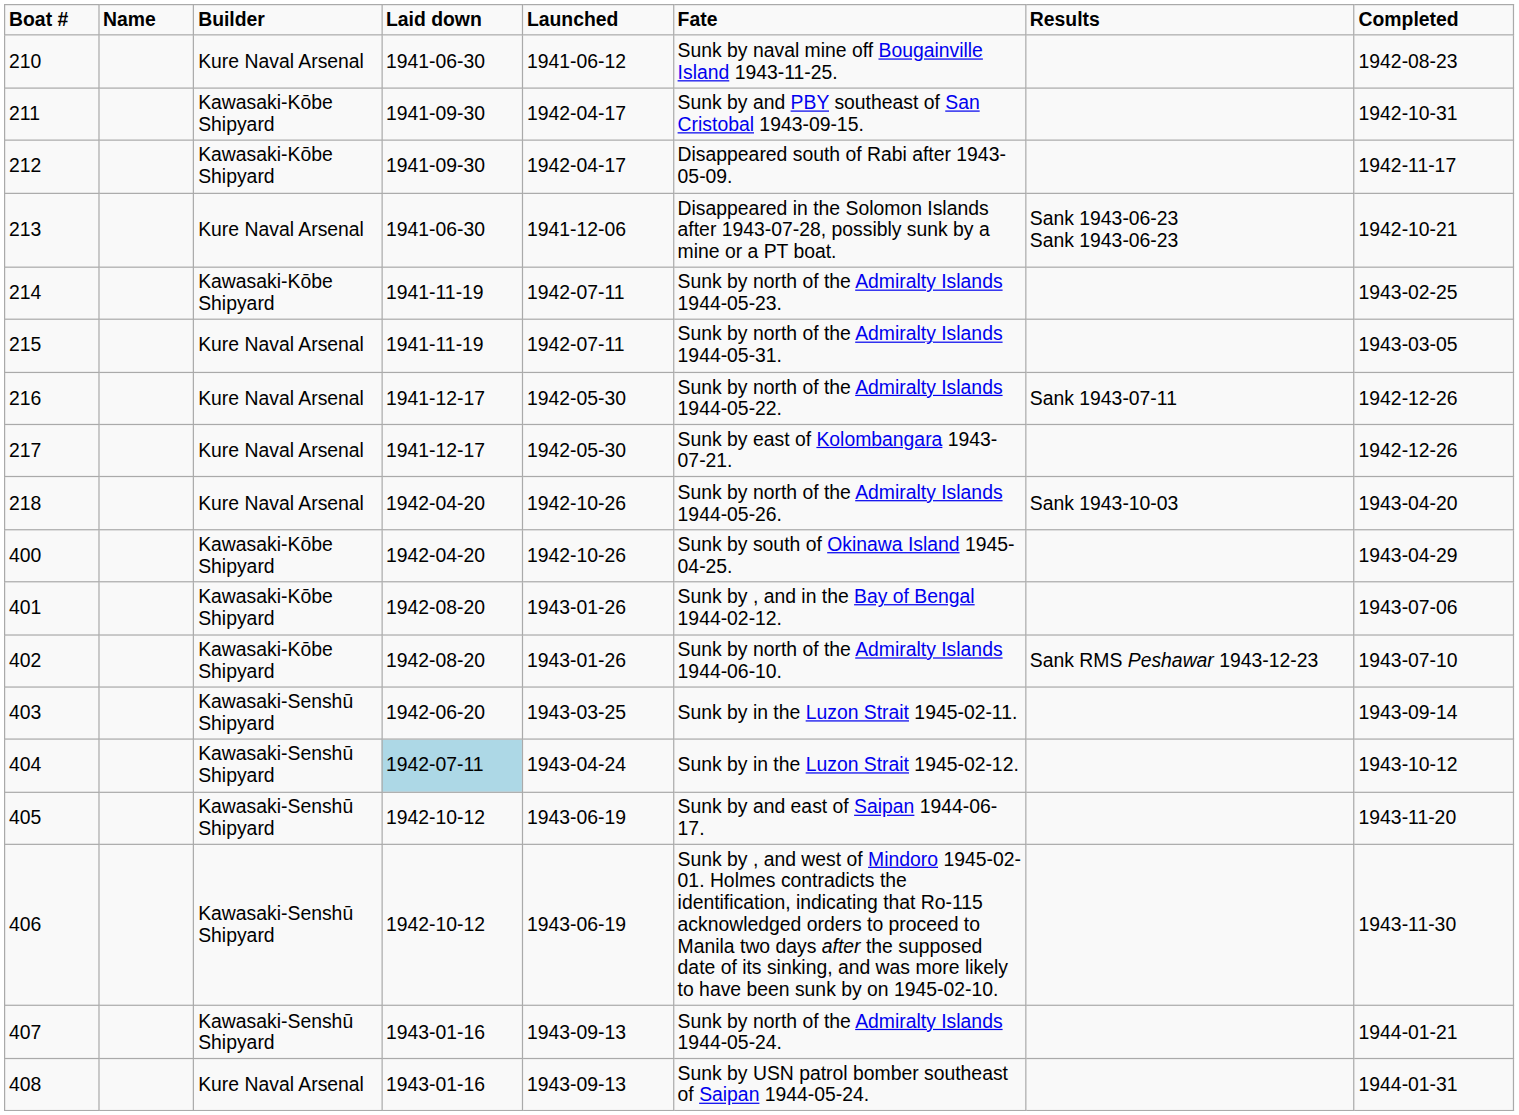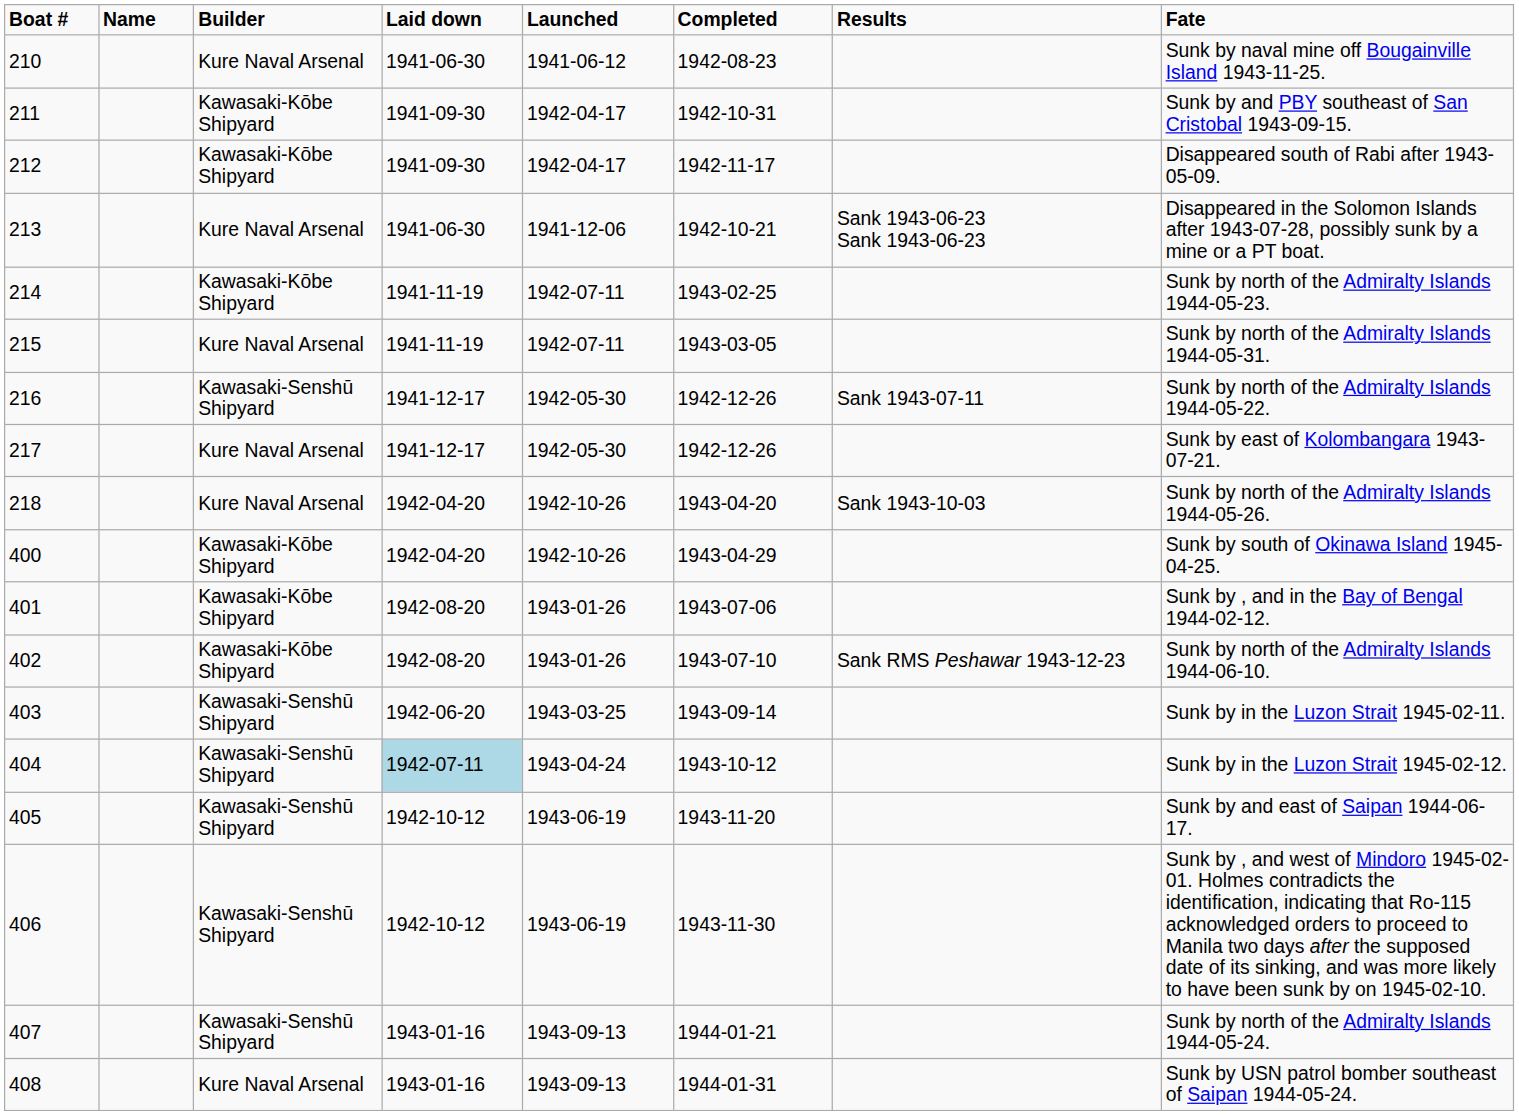columns swapped: (1409, 19) <-> (698, 19)
(281, 398) Kure Naval Arsenal -> (276, 398) Kawasaki-Senshū Shipyard
